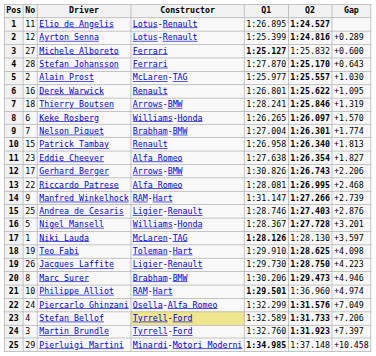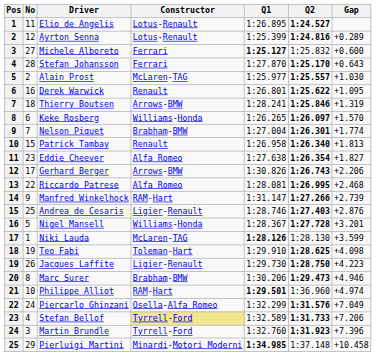(349, 238) +3.597 -> (349, 238) +3.599
(349, 332) +7.397 -> (349, 332) +7.396
